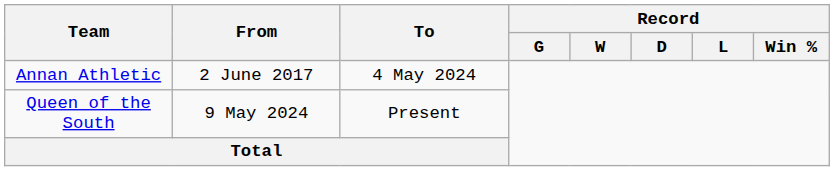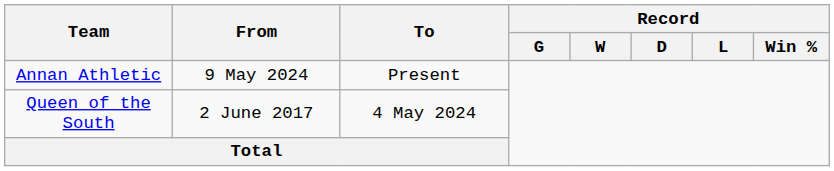(256, 75) 2 June 2017 -> (256, 75) 9 May 2024
(424, 75) 4 May 2024 -> (424, 75) Present
(256, 113) 9 May 2024 -> (256, 113) 2 June 2017
(424, 113) Present -> (424, 113) 4 May 2024
